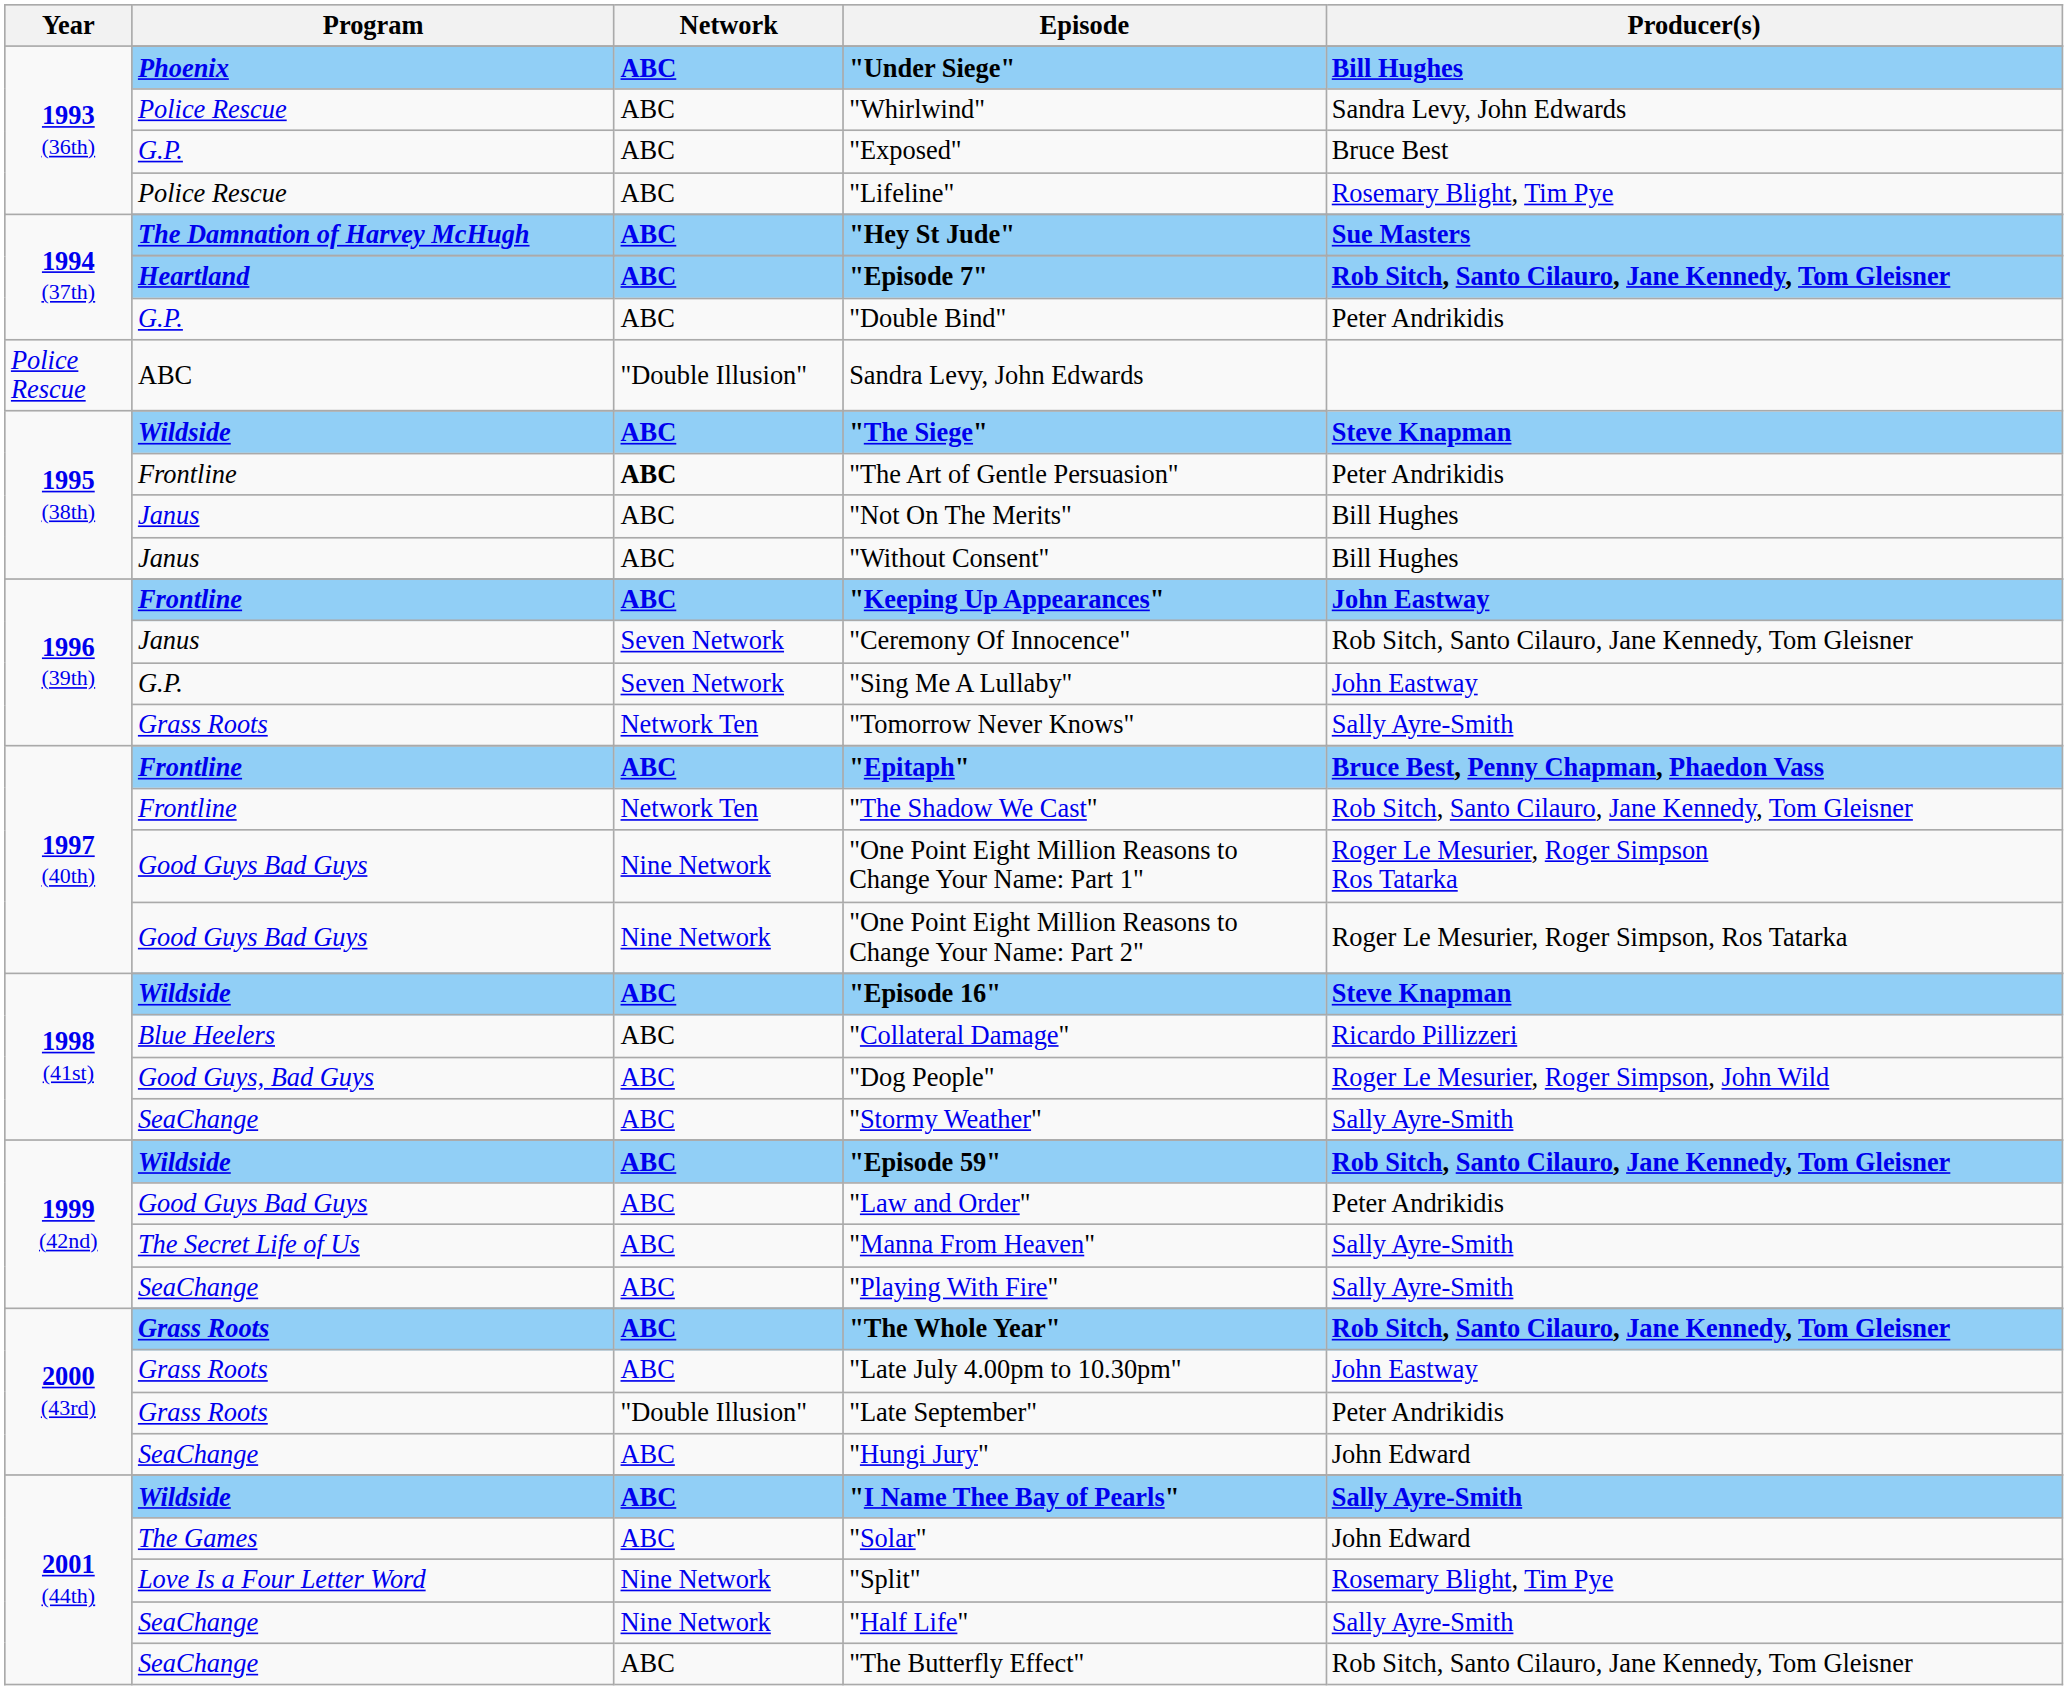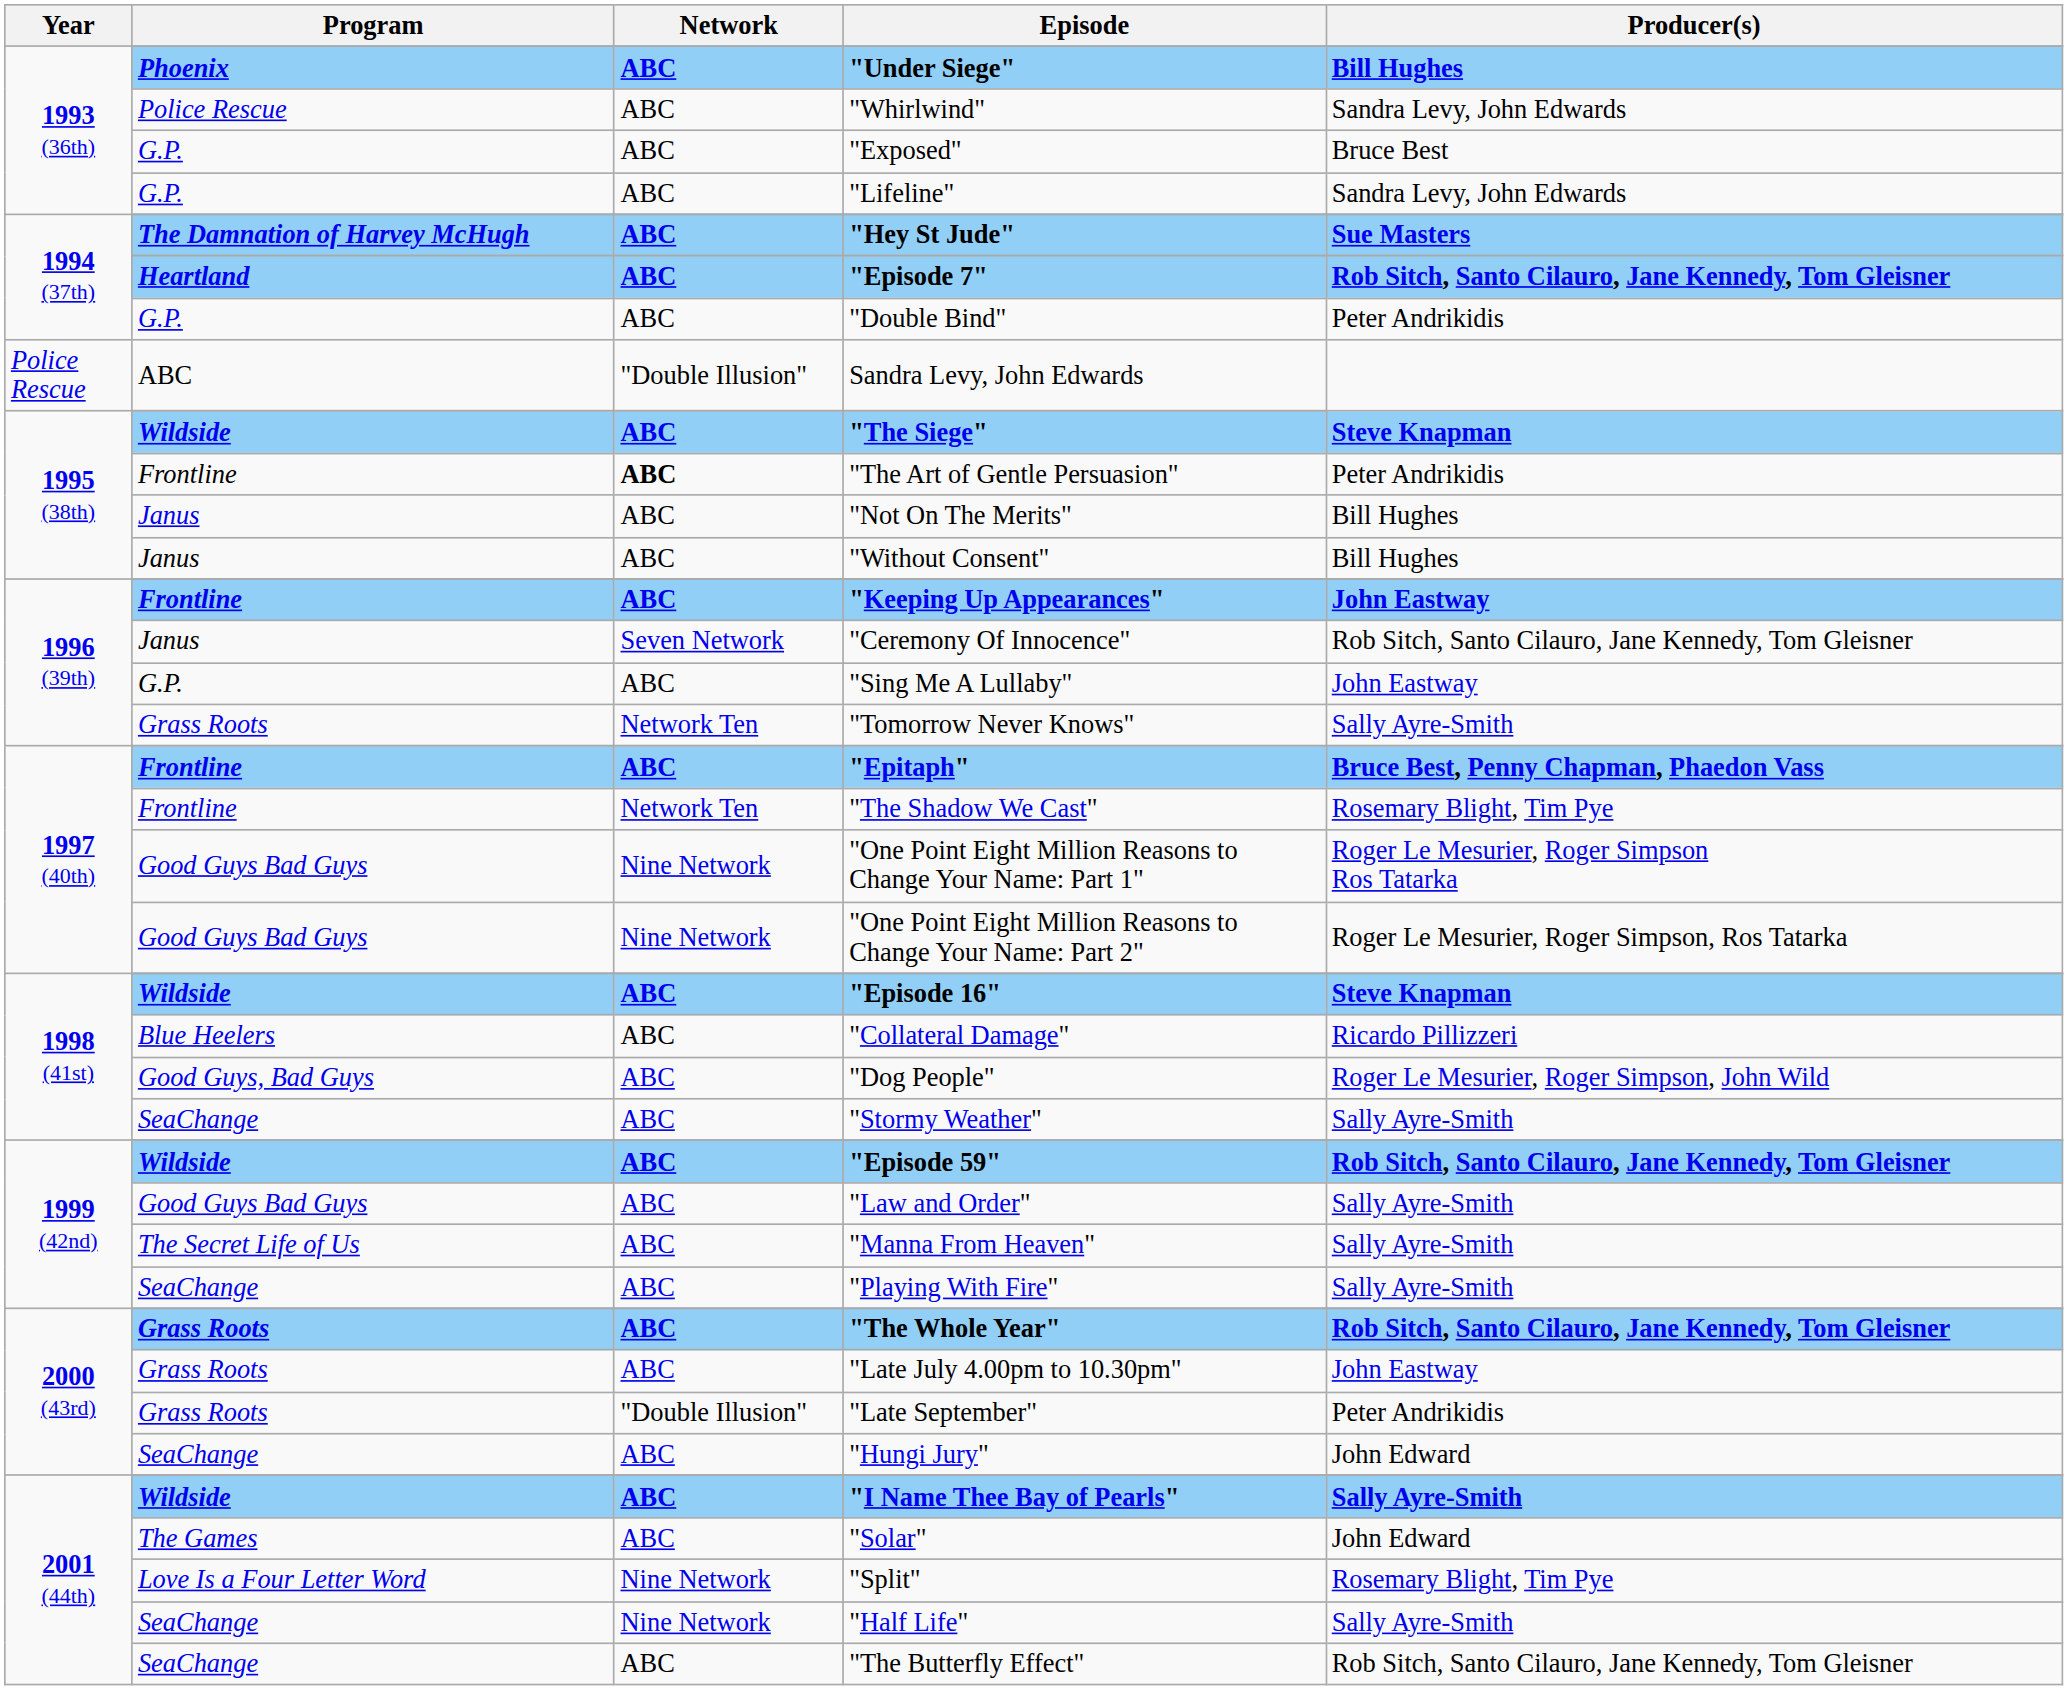(212, 192) Police Rescue -> (160, 192) G.P.
(1473, 192) Rosemary Blight, Tim Pye -> (1479, 192) Sandra Levy, John Edwards
(702, 683) Seven Network -> (648, 683) ABC
(1622, 808) Rob Sitch, Santo Cilauro, Jane Kennedy, Tom Gleisner -> (1473, 808) Rosemary Blight, Tim Pye
(1418, 1203) Peter Andrikidis -> (1423, 1203) Sally Ayre-Smith
